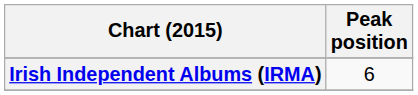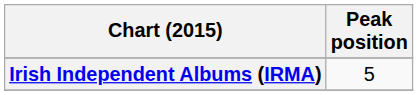(369, 74) 6 -> (369, 74) 5
